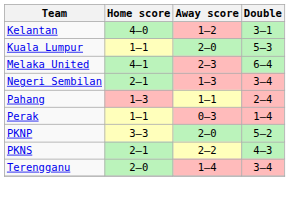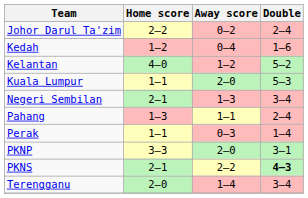+ row: (64, 30)
+ row: (23, 47)
(263, 30) 3–1 -> (282, 64) 5–2
- row: (48, 64)
(263, 133) 5–2 -> (282, 150) 3–1
(263, 150) normal -> (282, 167) bold
